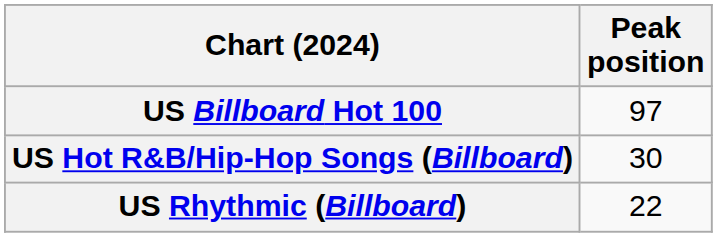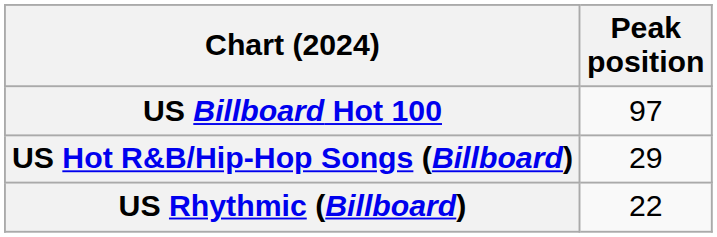(646, 158) 30 -> (646, 158) 29
